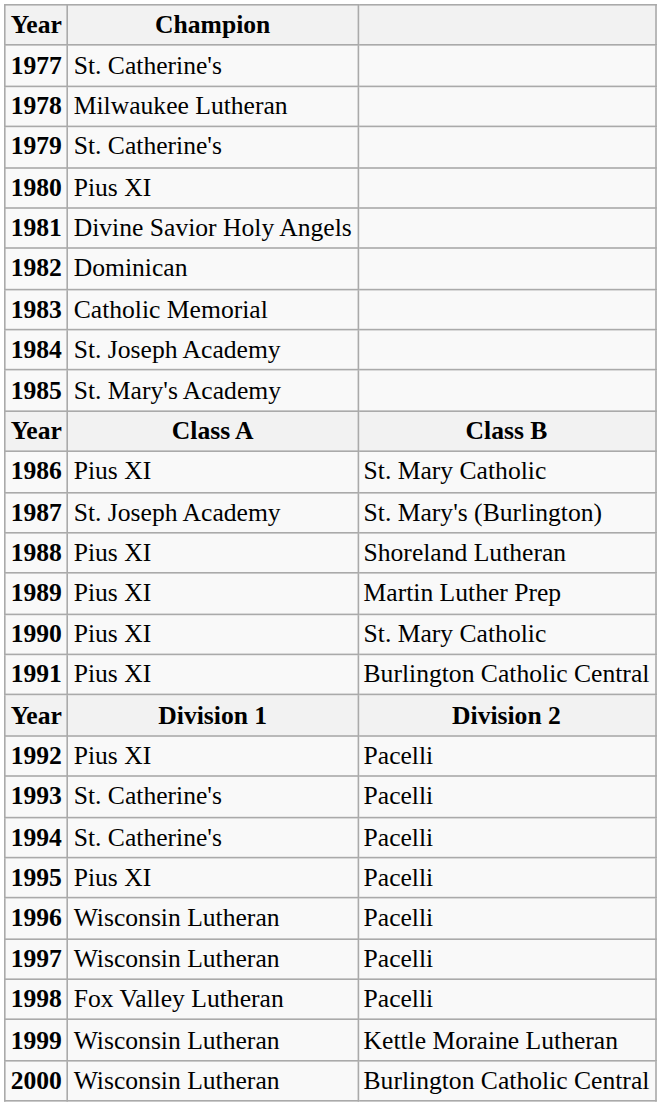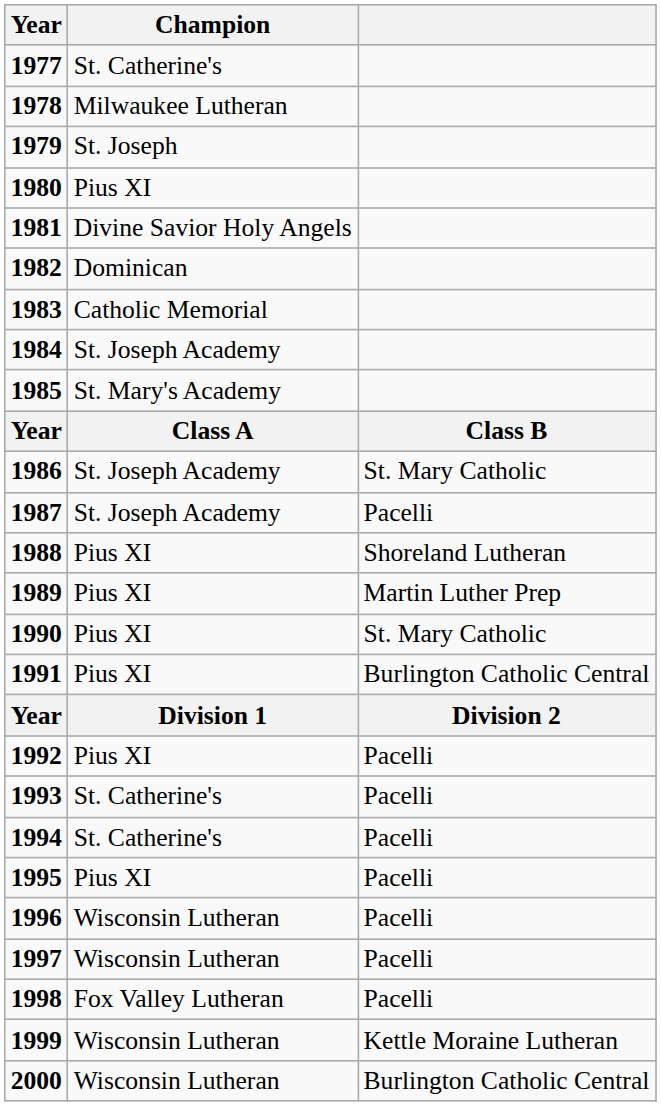(148, 146) St. Catherine's -> (126, 146) St. Joseph
(112, 471) Pius XI -> (177, 471) St. Joseph Academy
(483, 512) St. Mary's (Burlington) -> (398, 512) Pacelli
